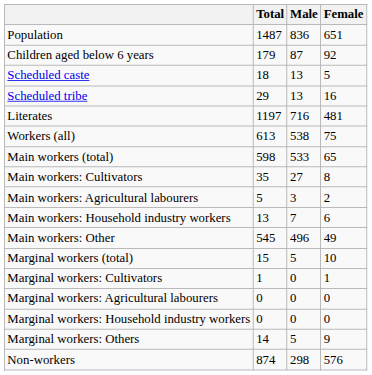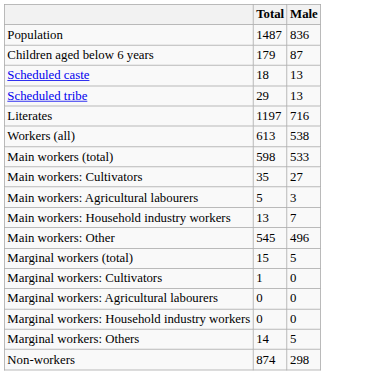- column: (344, 14)
